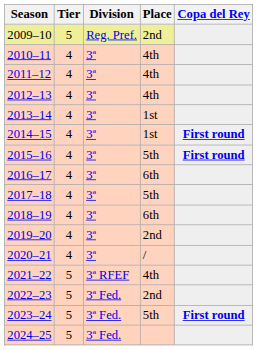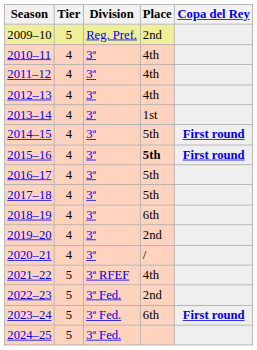(150, 134) 1st -> (151, 134) 5th
(151, 154) normal -> (152, 154) bold
(151, 174) 6th -> (151, 174) 5th
(151, 315) 5th -> (151, 315) 6th
